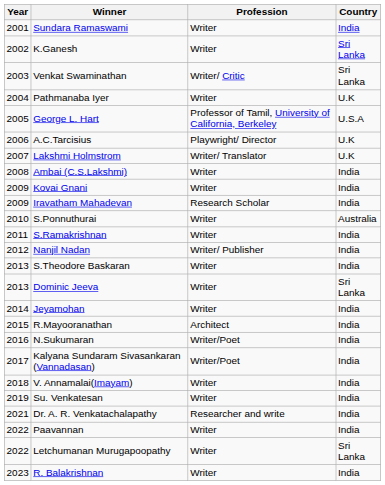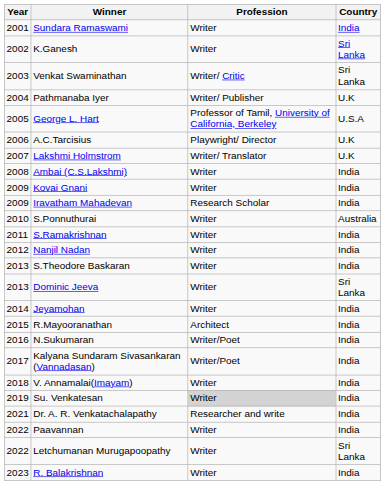(203, 97) Writer -> (227, 97) Writer/ Publisher
(227, 250) Writer/ Publisher -> (203, 250) Writer
(203, 398) no background -> (203, 398) lightgrey background
